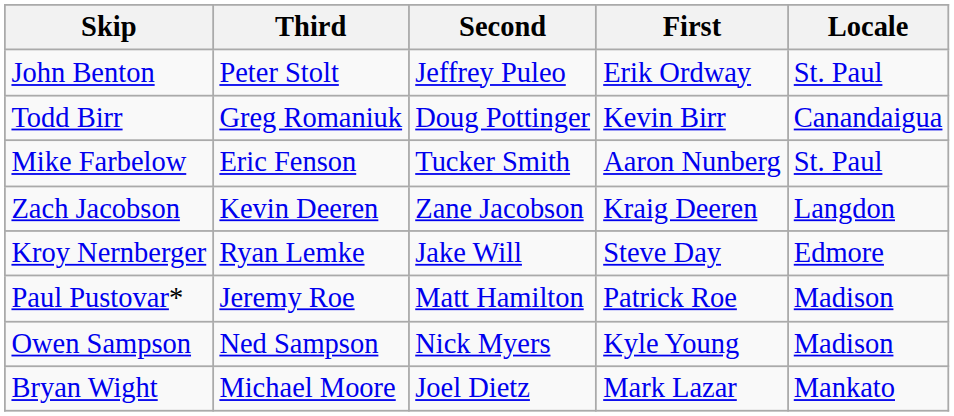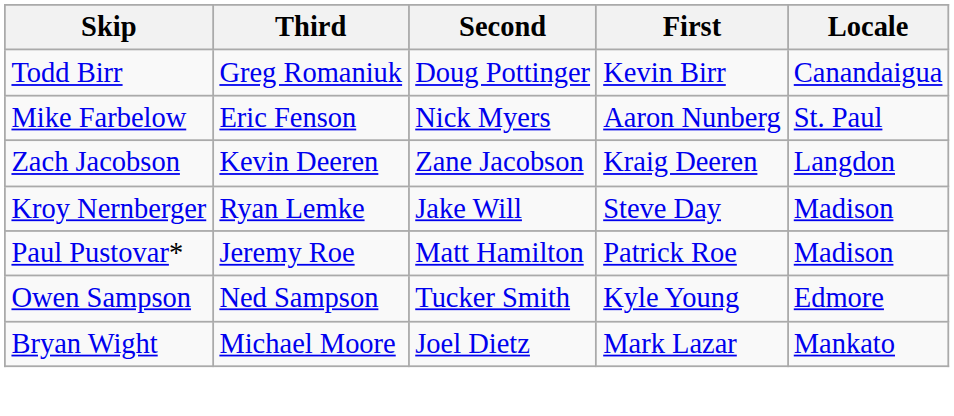- row: (83, 72)
(493, 162) Tucker Smith -> (483, 117) Nick Myers
(839, 252) Edmore -> (844, 207) Madison
(483, 343) Nick Myers -> (493, 298) Tucker Smith
(844, 343) Madison -> (839, 298) Edmore
